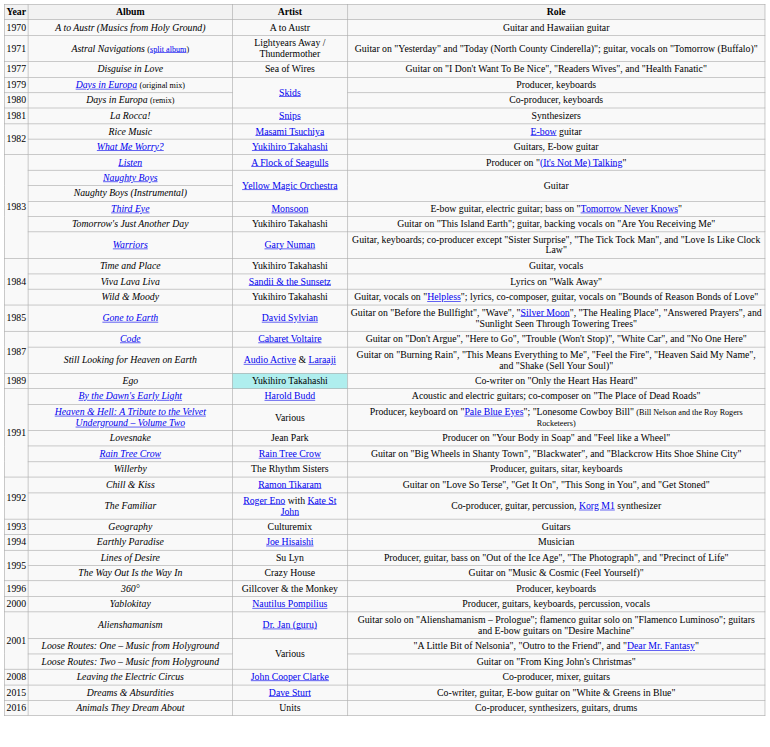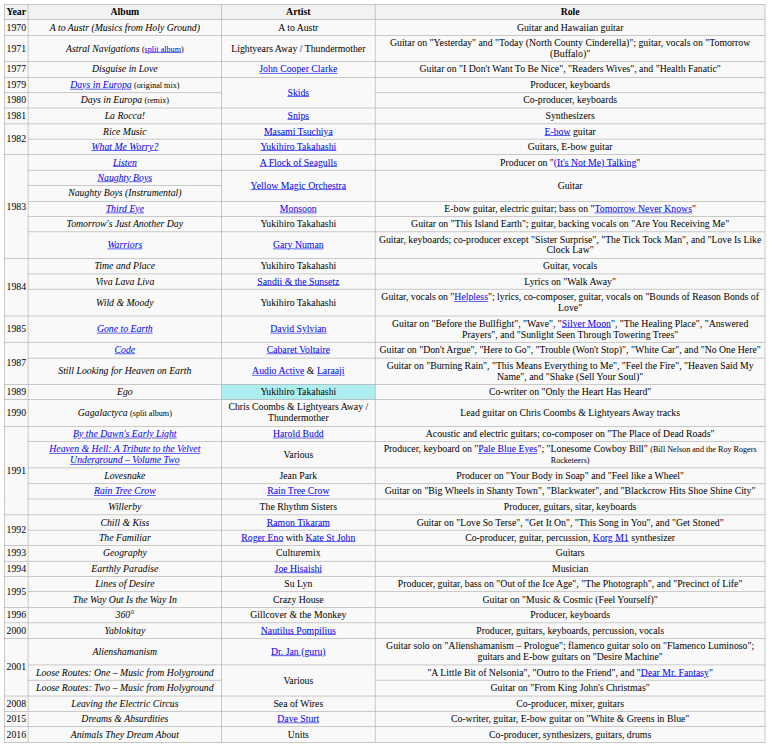(290, 69) Sea of Wires -> (298, 69) John Cooper Clarke
+ row: (125, 413)
(290, 677) John Cooper Clarke -> (298, 703) Sea of Wires
